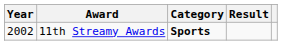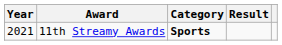(20, 31) 2002 -> (20, 31) 2021
